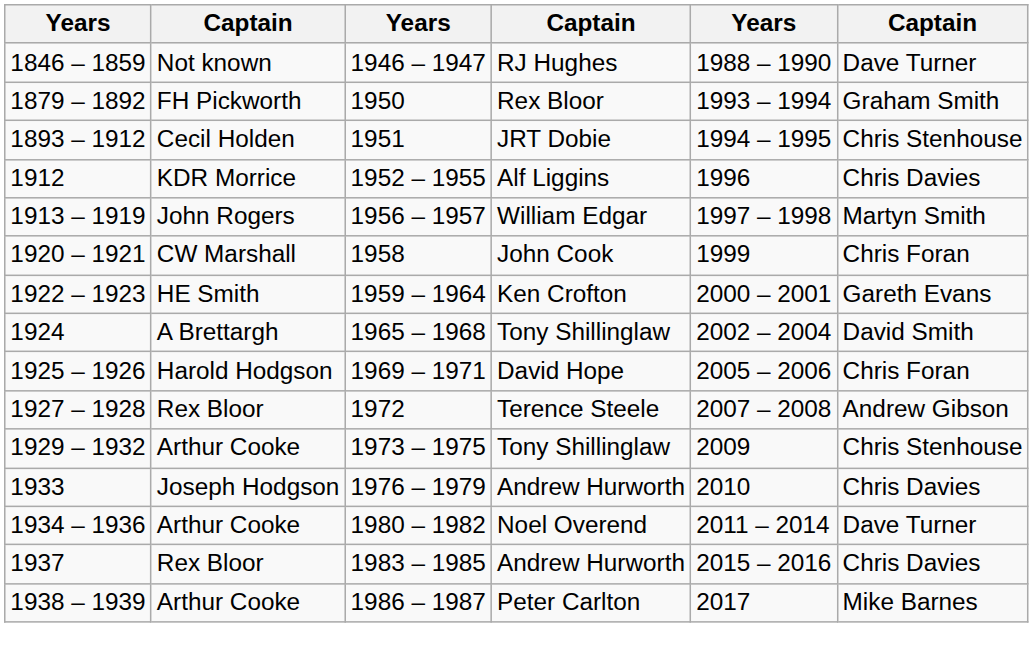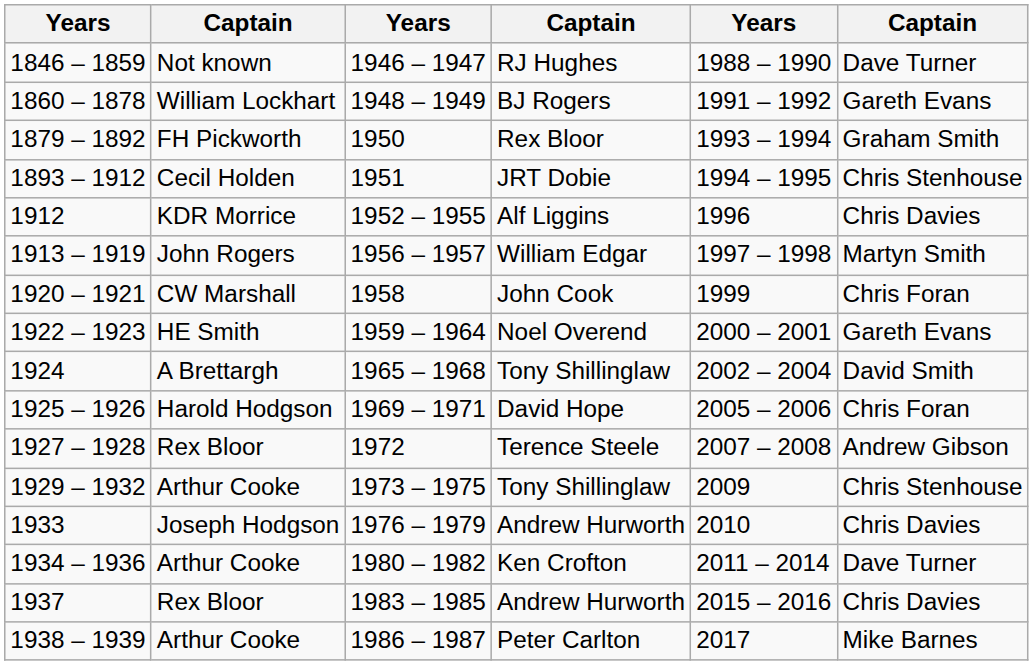+ row: (78, 100)
(562, 293) Ken Crofton -> (572, 332) Noel Overend
(572, 525) Noel Overend -> (562, 563) Ken Crofton
